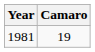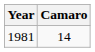(64, 36) 19 -> (64, 36) 14
